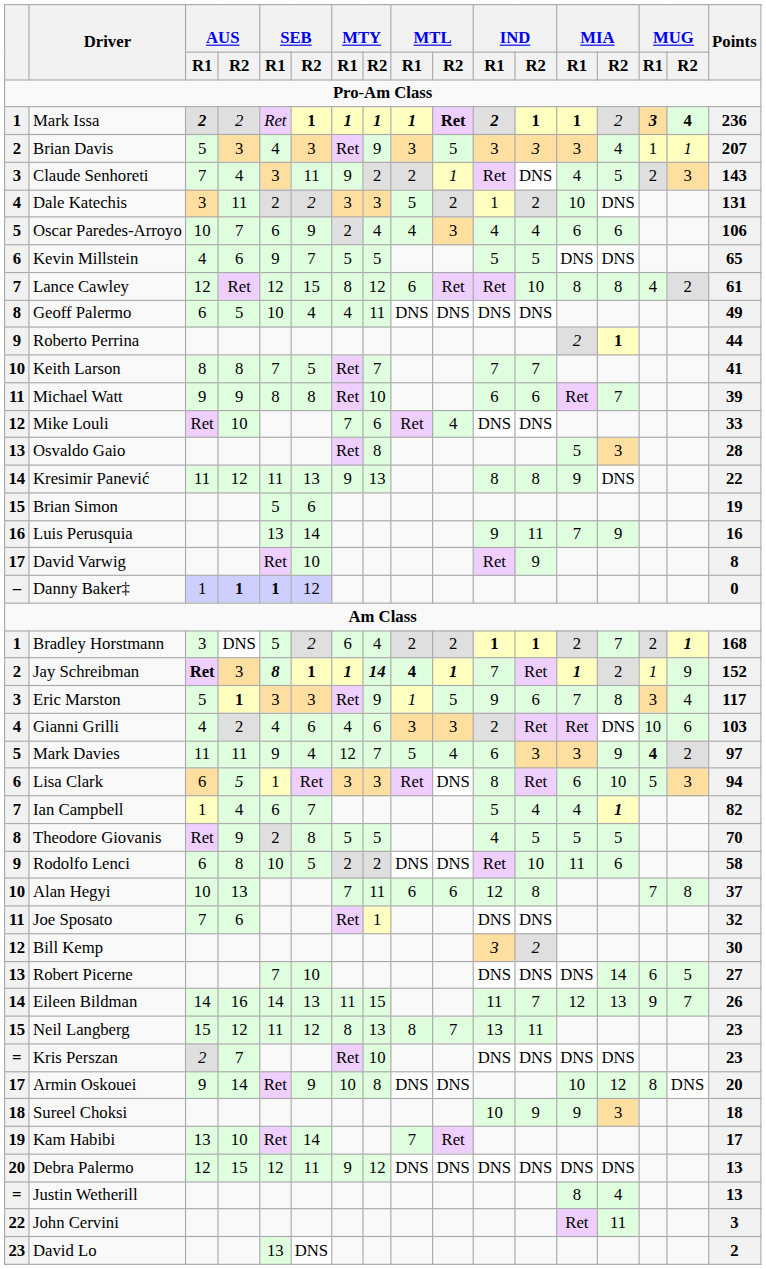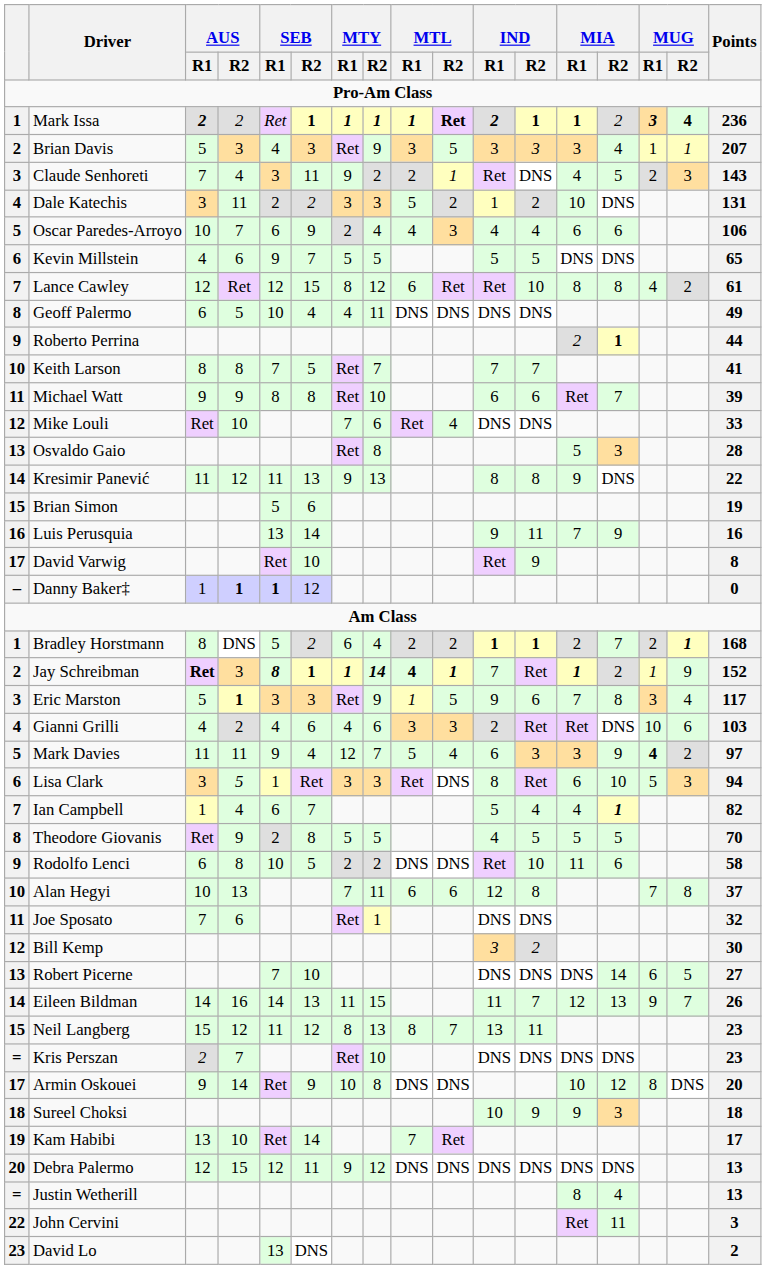(202, 644) 3 -> (202, 644) 8
(202, 782) 6 -> (202, 782) 3
